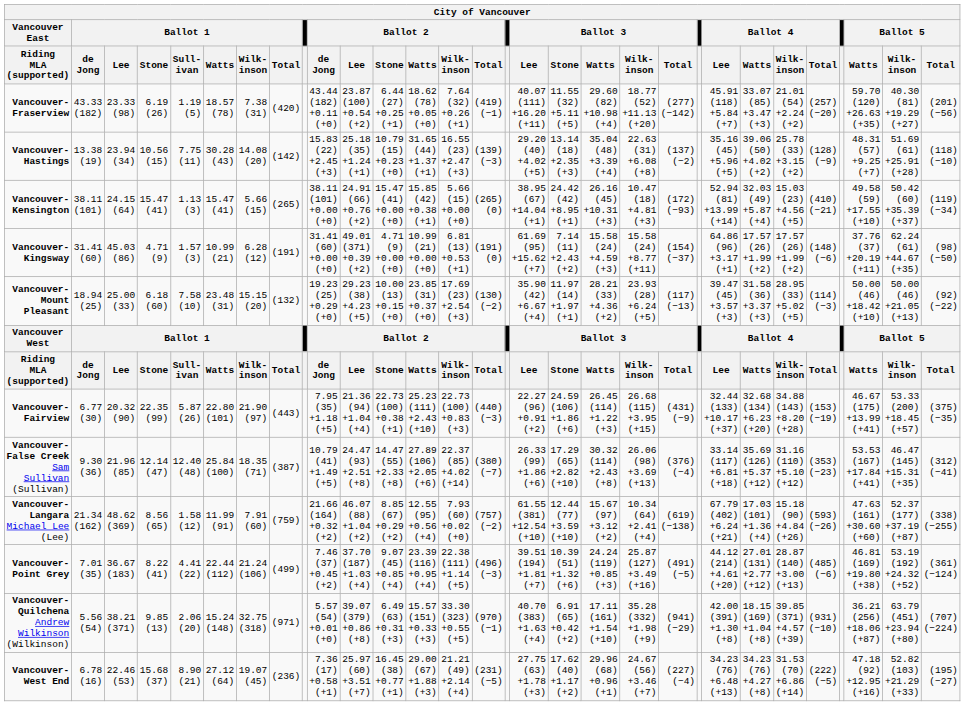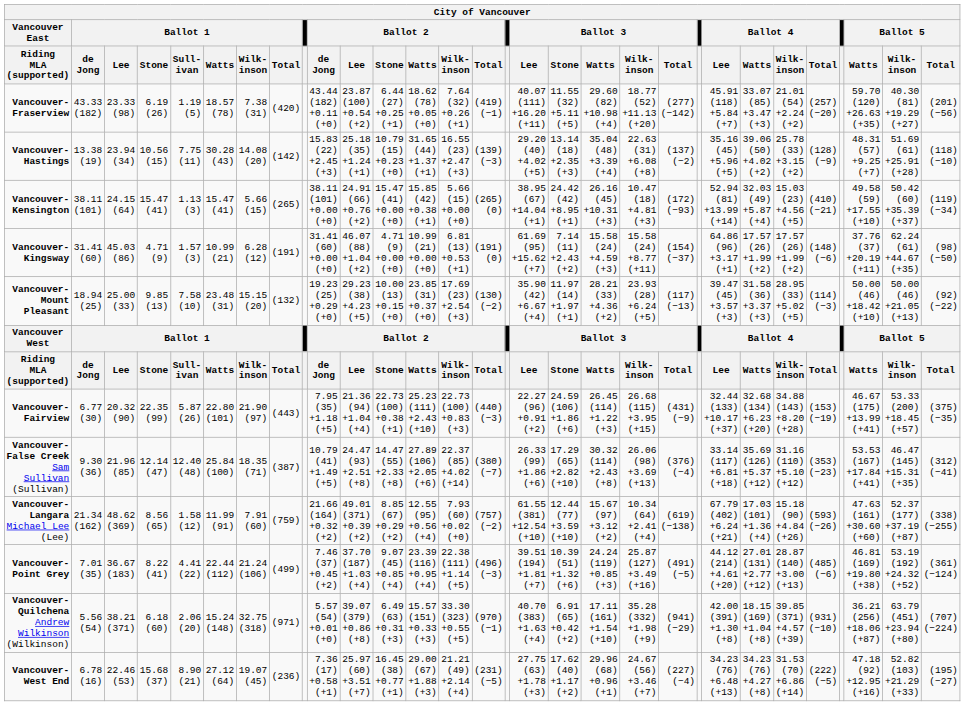(357, 253) 49.01 (371) +0.39 (+2) -> (357, 253) 46.07 (88) +1.04 (+2)
(157, 301) 6.18 (60) -> (157, 301) 9.85 (13)
(357, 521) 46.07 (88) +1.04 (+2) -> (357, 521) 49.01 (371) +0.39 (+2)
(157, 623) 9.85 (13) -> (157, 623) 6.18 (60)
